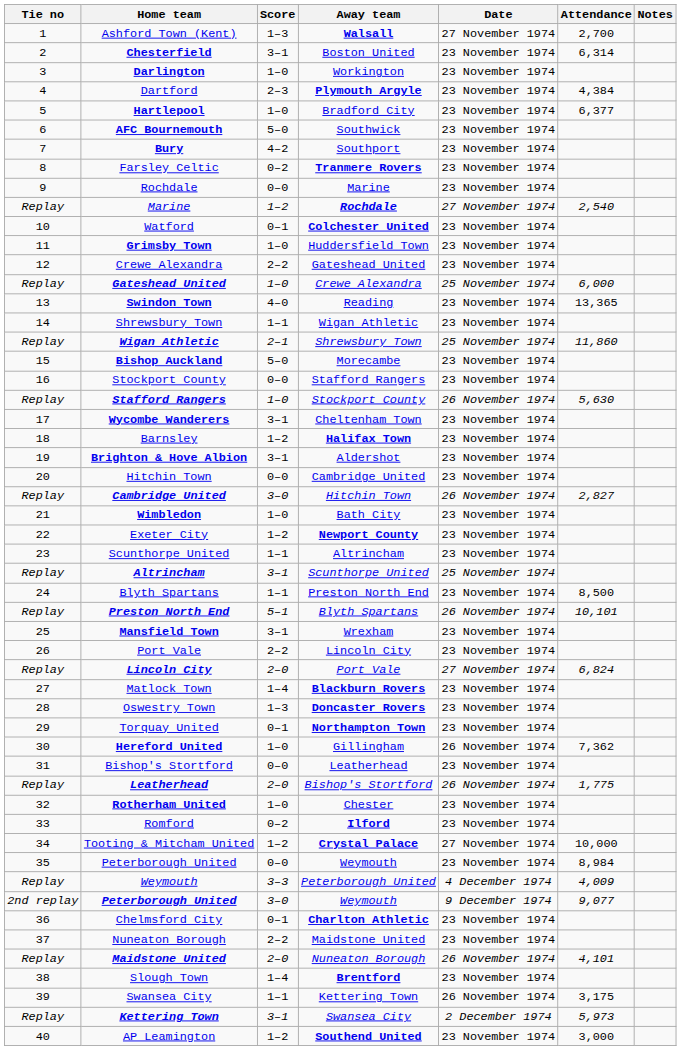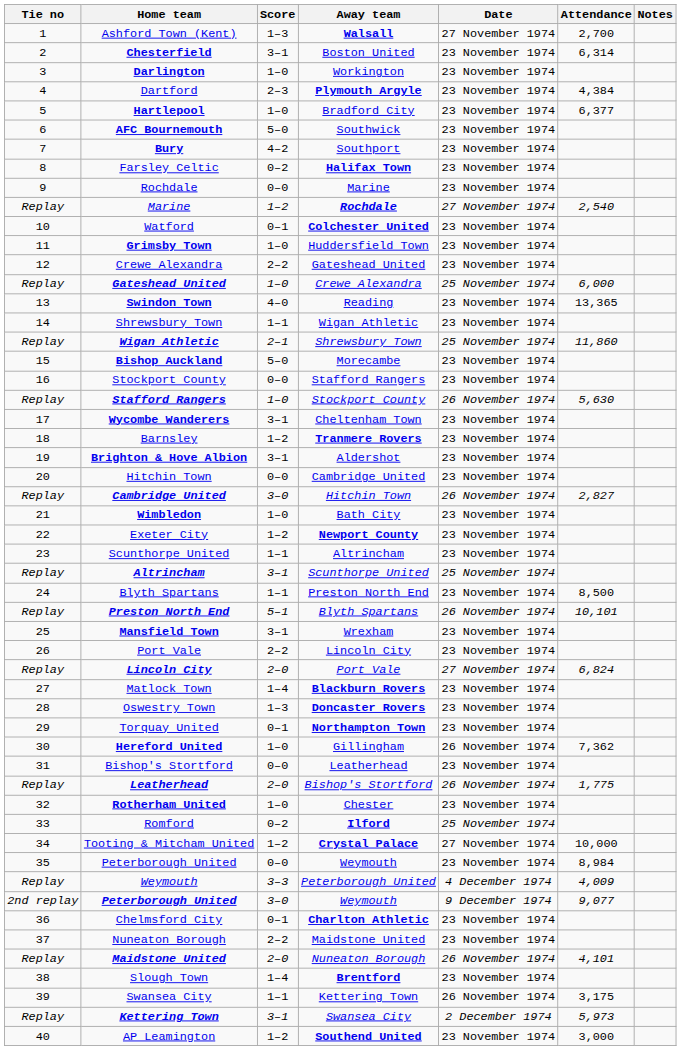(368, 168) Tranmere Rovers -> (368, 168) Halifax Town
(368, 438) Halifax Town -> (368, 438) Tranmere Rovers
(498, 824) 23 November 1974 -> (498, 824) 25 November 1974
